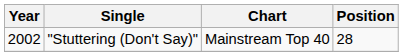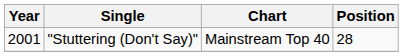(24, 39) 2002 -> (24, 39) 2001
